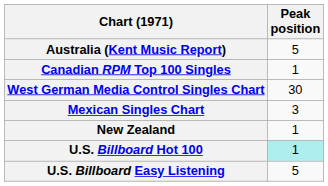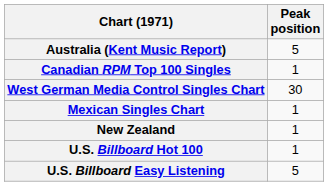(295, 110) 3 -> (295, 110) 1
(295, 150) paleturquoise background -> (295, 150) no background
